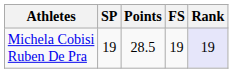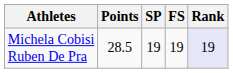columns swapped: (143, 16) <-> (109, 16)
